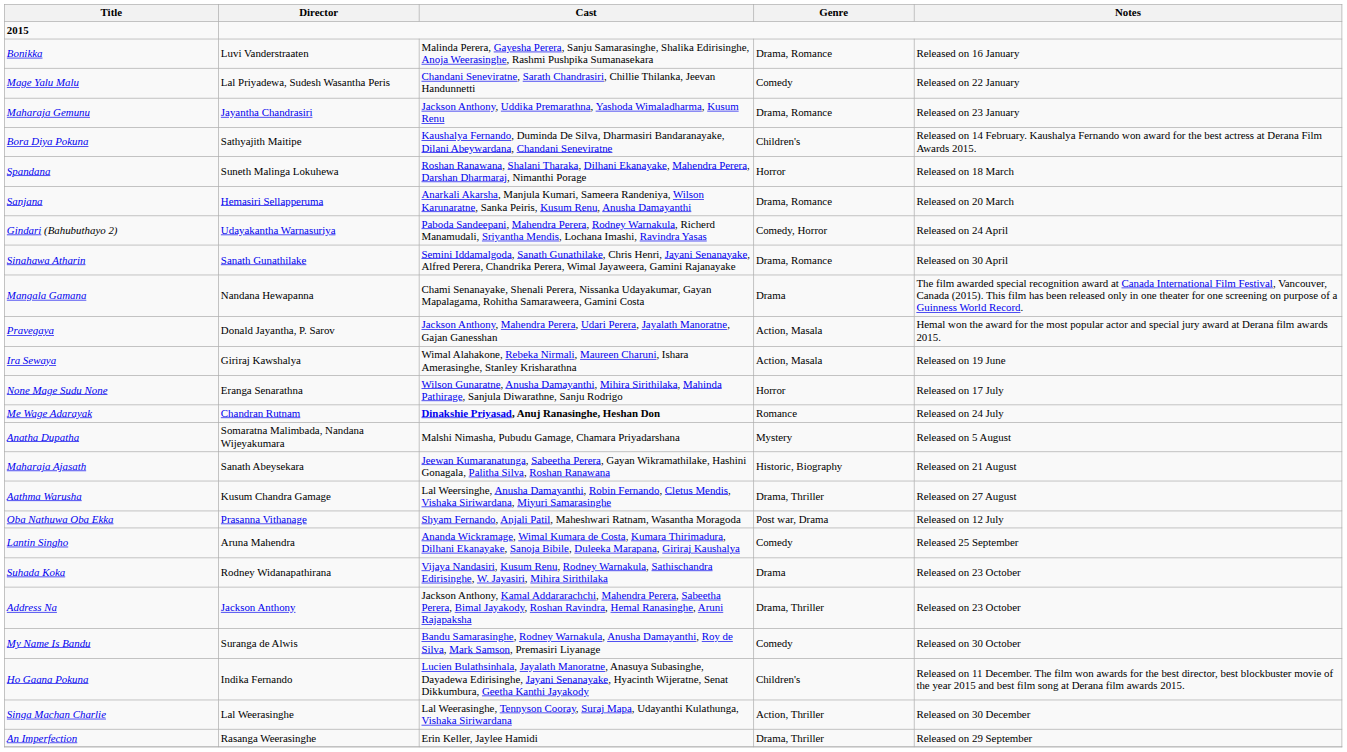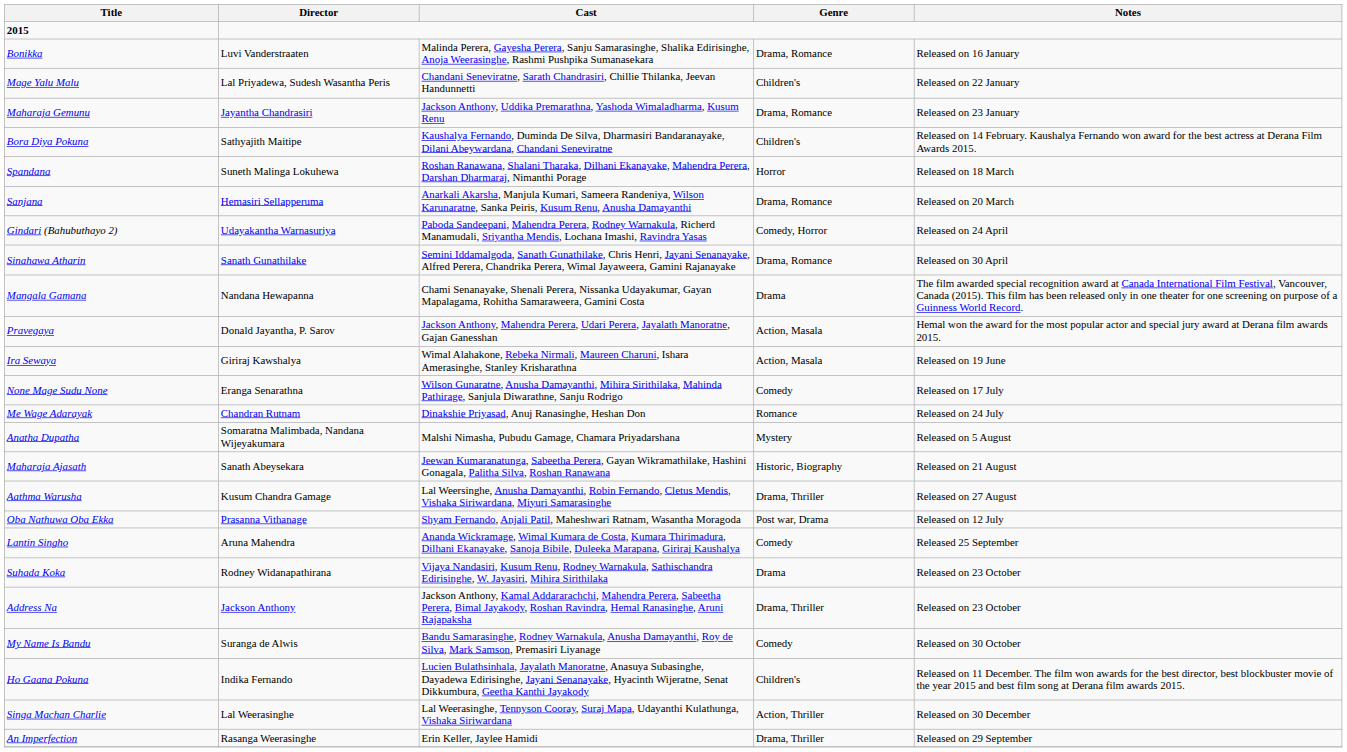(774, 83) Comedy -> (778, 83) Children's
(771, 390) Horror -> (774, 390) Comedy
(541, 413) bold -> (533, 413) normal
